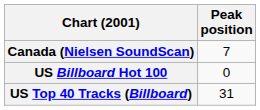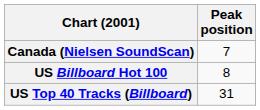(227, 72) 0 -> (227, 72) 8
